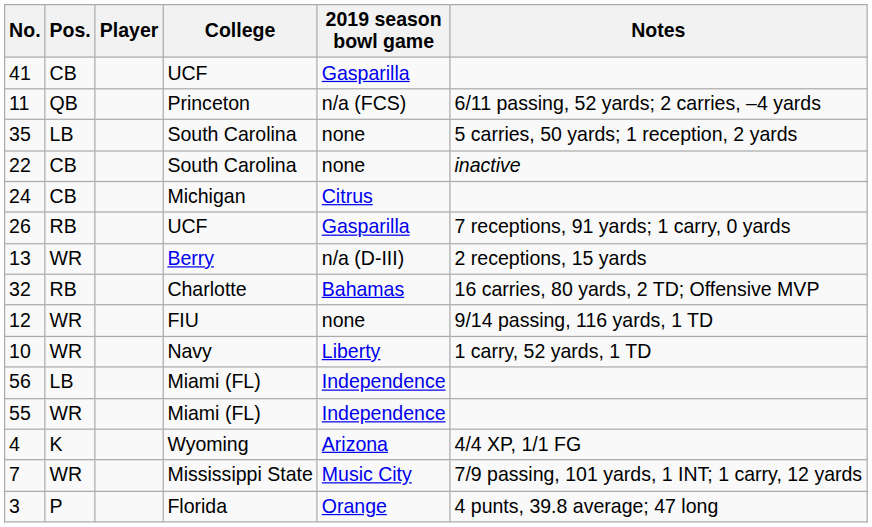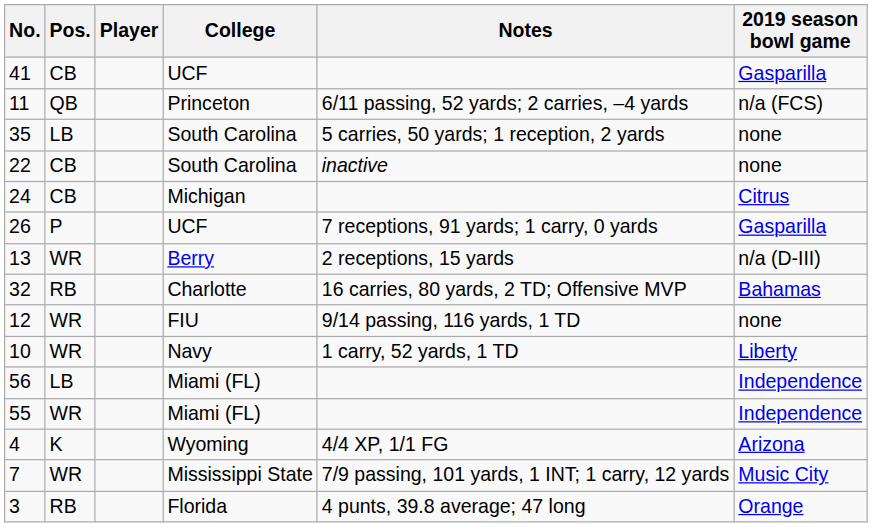columns swapped: (384, 30) <-> (658, 30)
(63, 227) RB -> (56, 227) P
(56, 506) P -> (63, 506) RB
